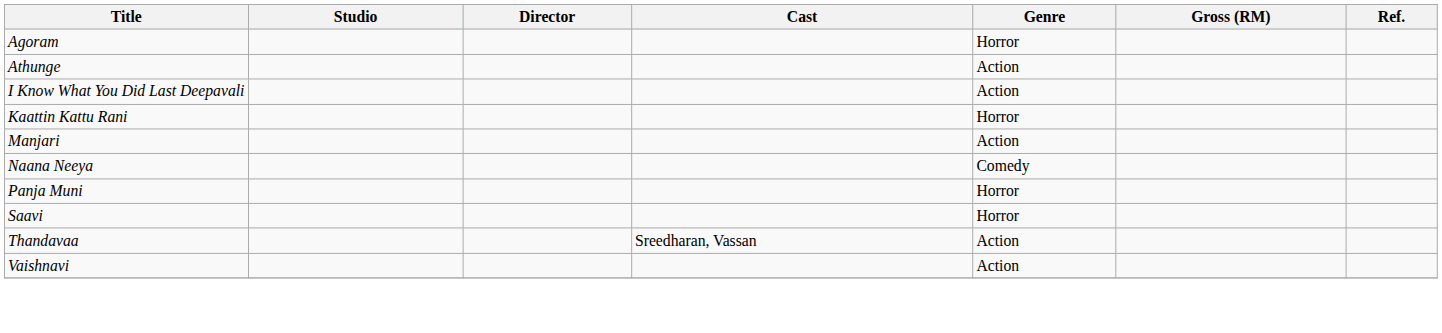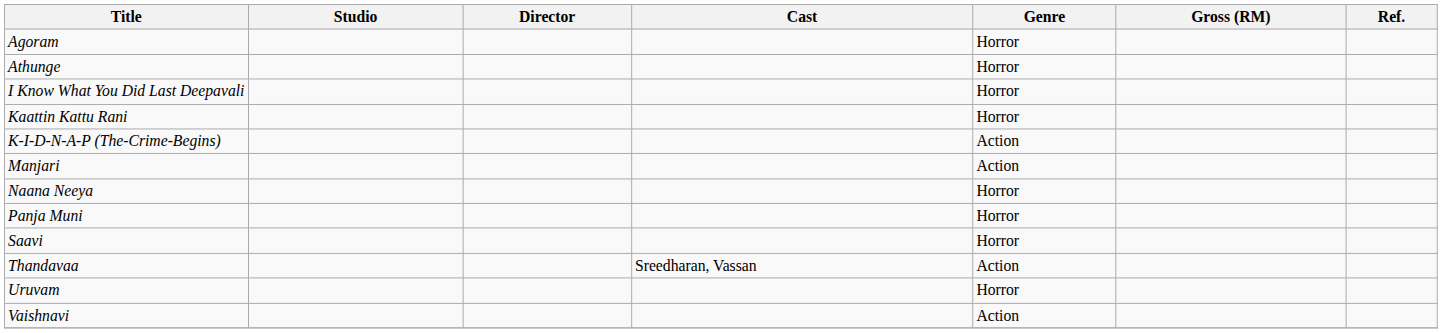(998, 66) Action -> (998, 66) Horror
(998, 91) Action -> (998, 91) Horror
+ row: (114, 141)
(1003, 166) Comedy -> (998, 191) Horror
+ row: (34, 290)
